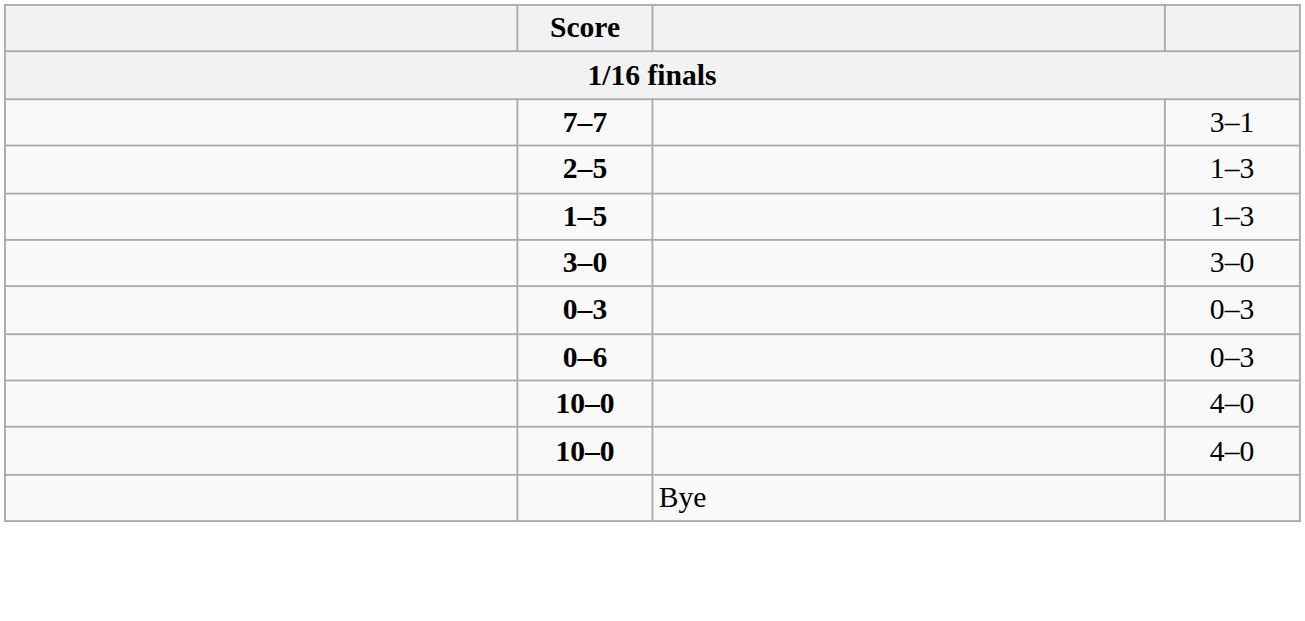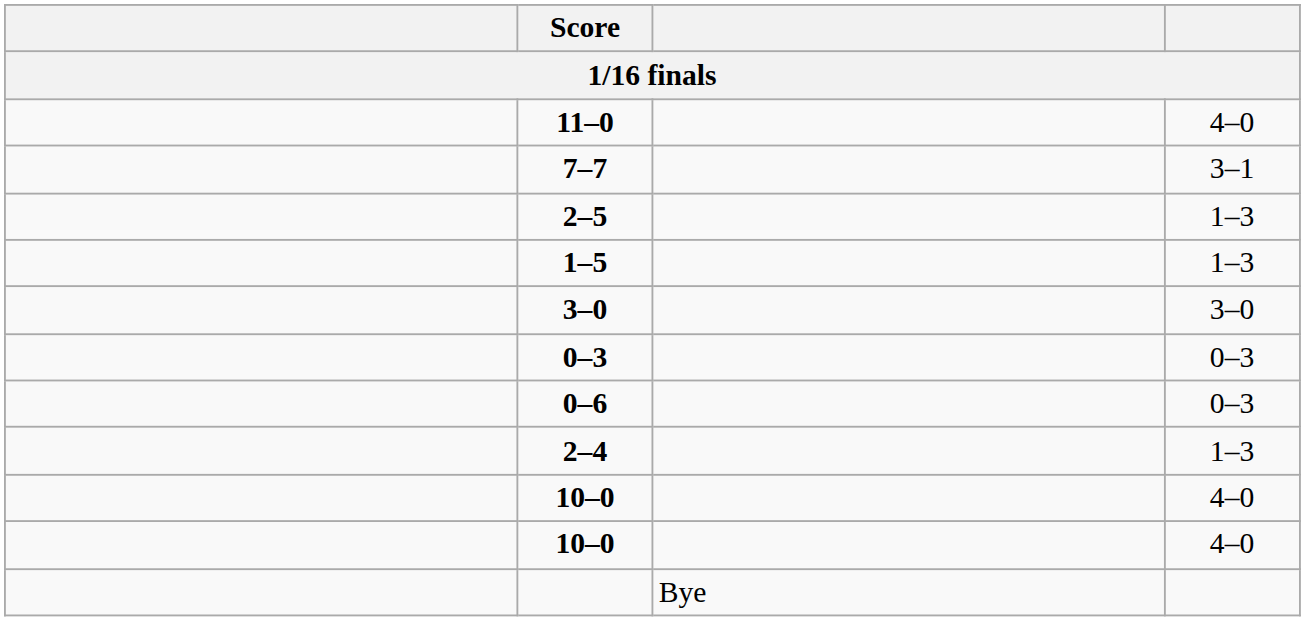+ row: (585, 121)
+ row: (585, 450)
